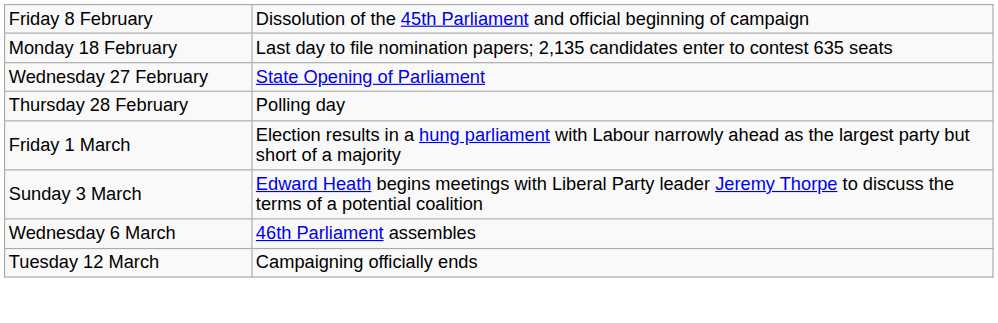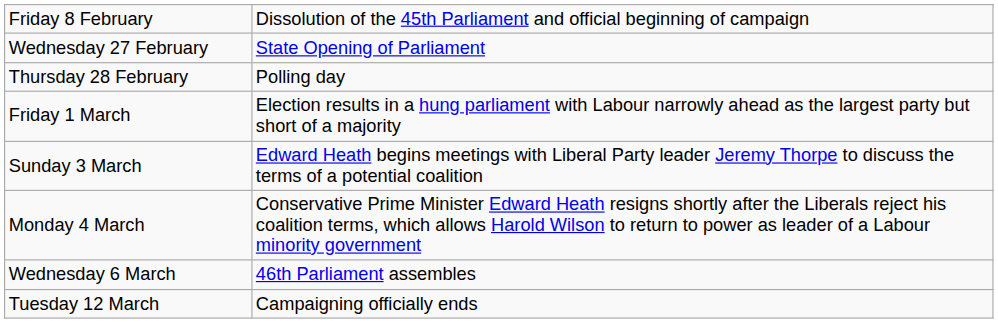- row: (93, 47)
+ row: (77, 225)
